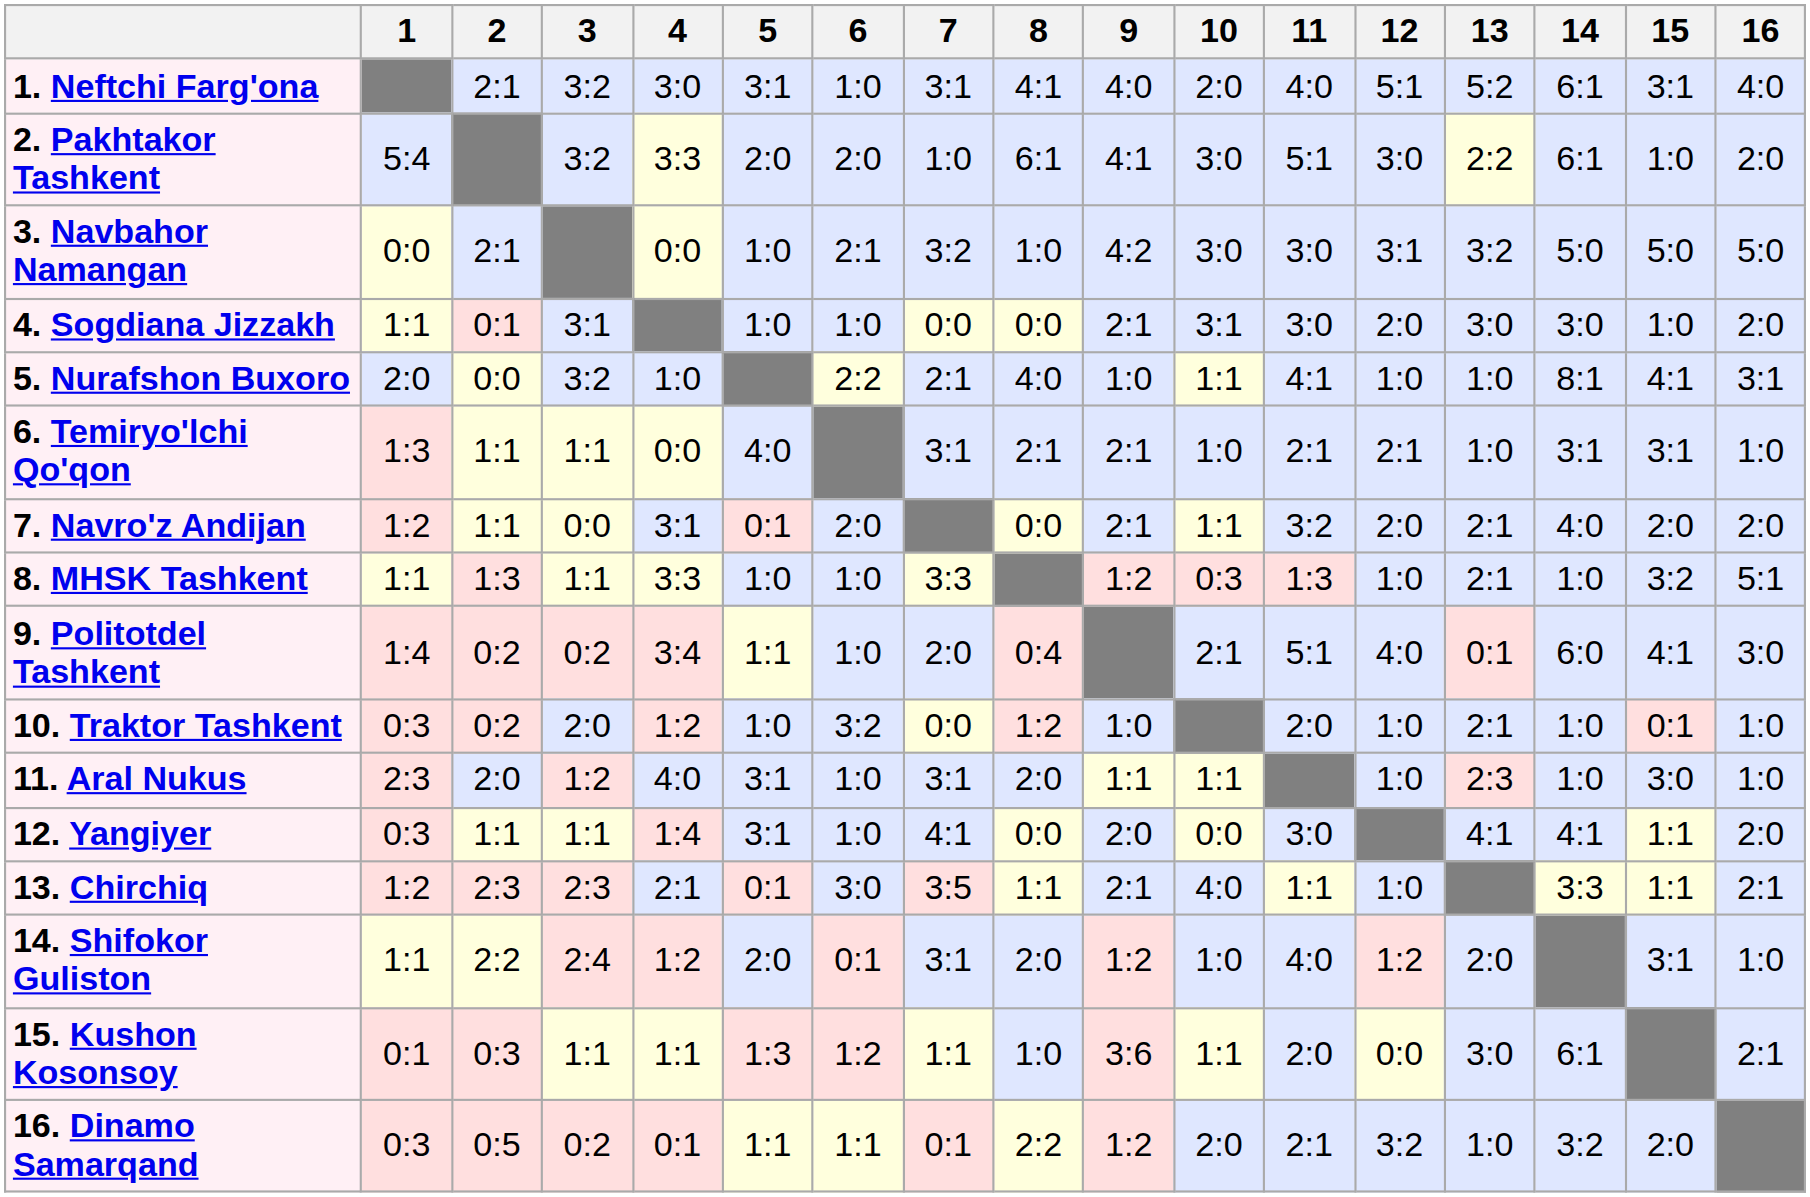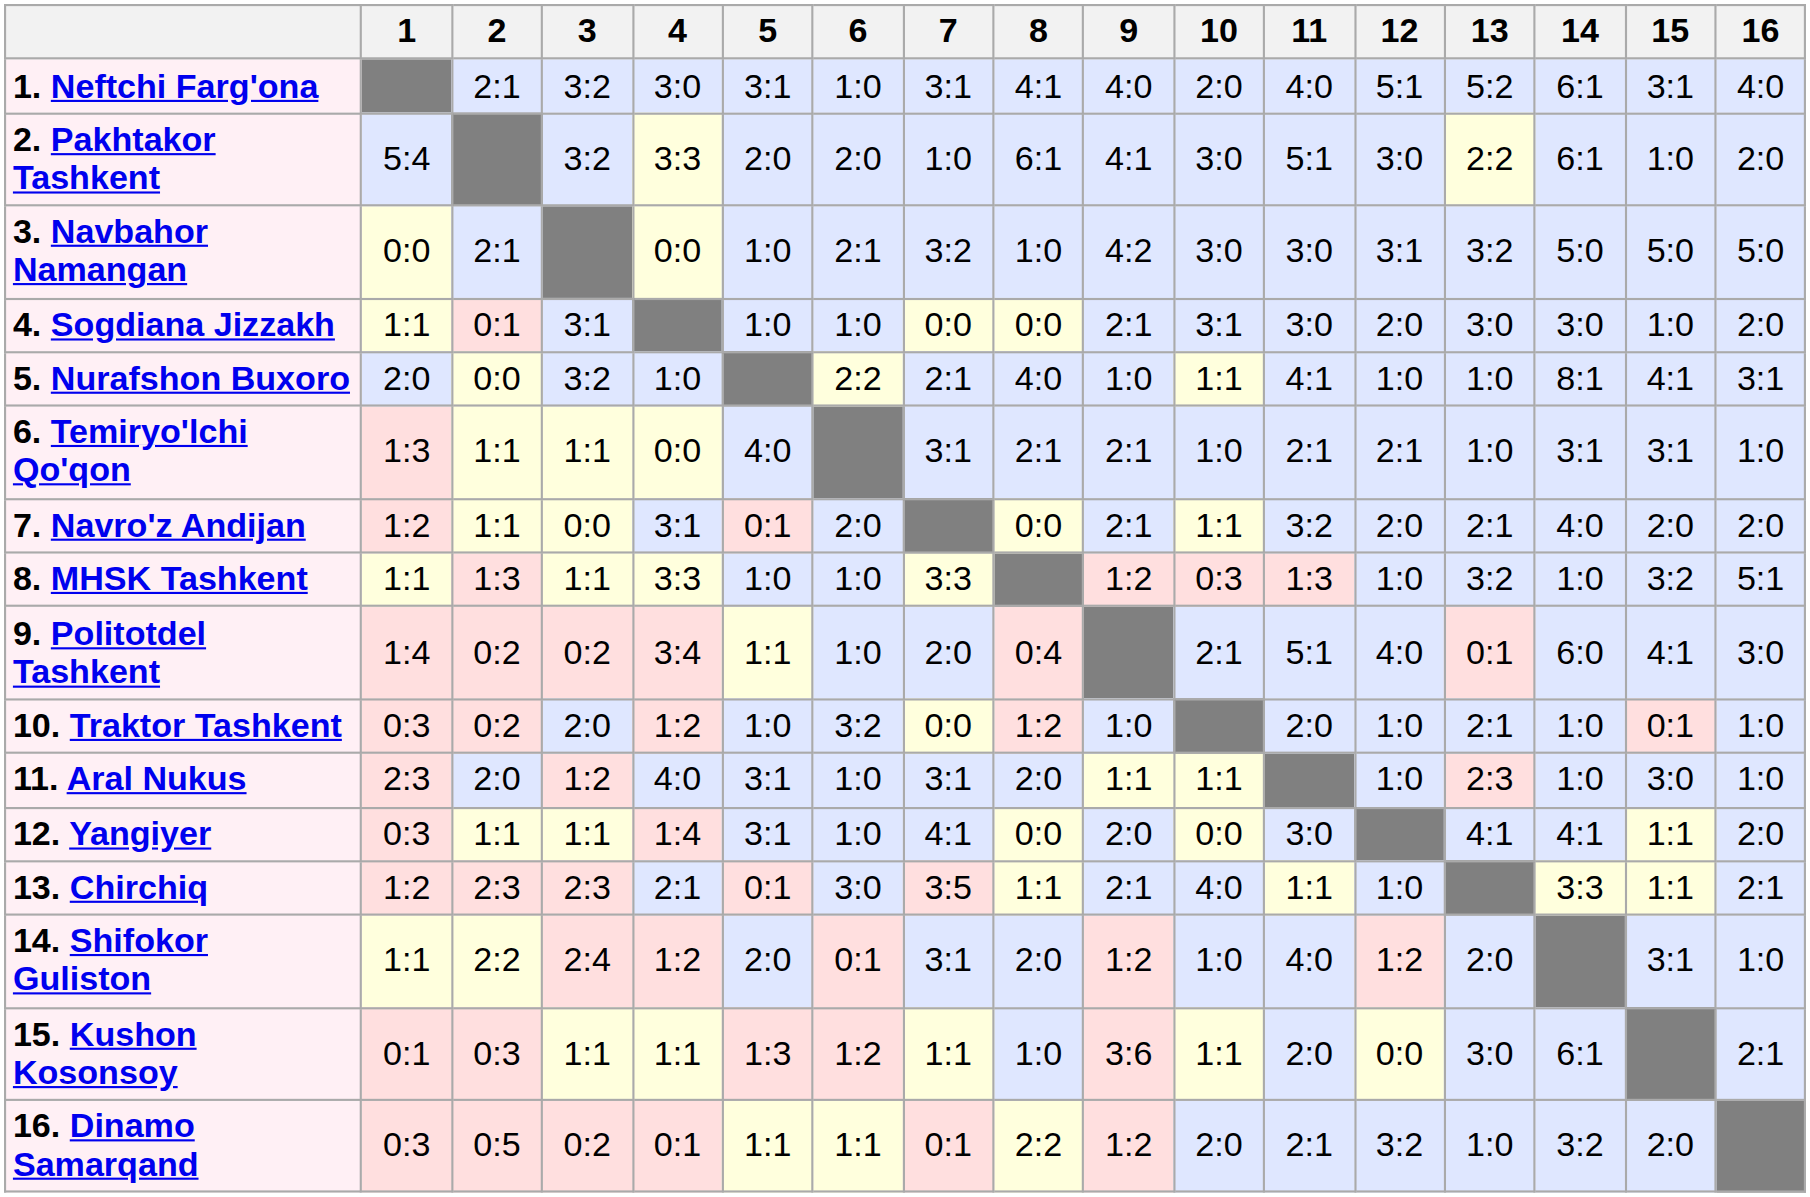(1490, 578) 2:1 -> (1490, 578) 3:2
